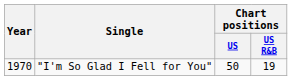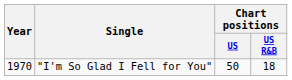(269, 67) 19 -> (269, 67) 18
